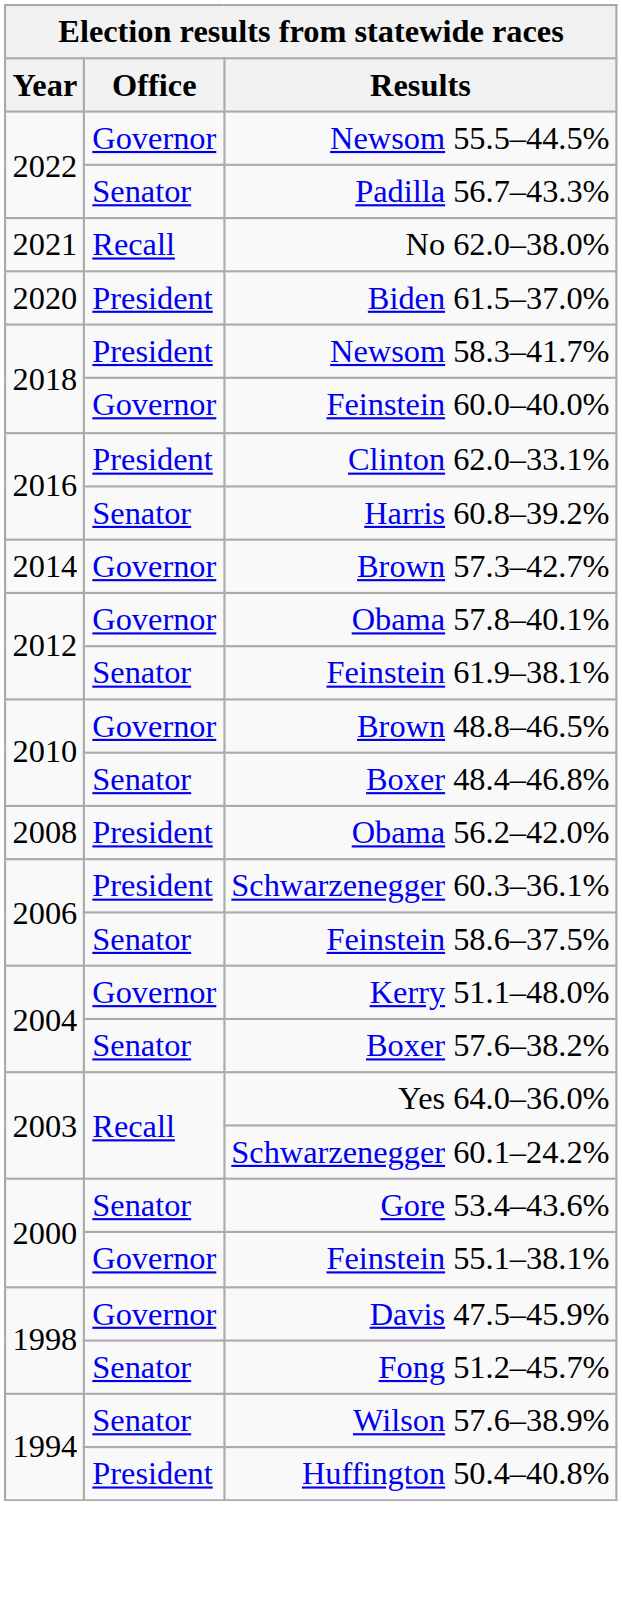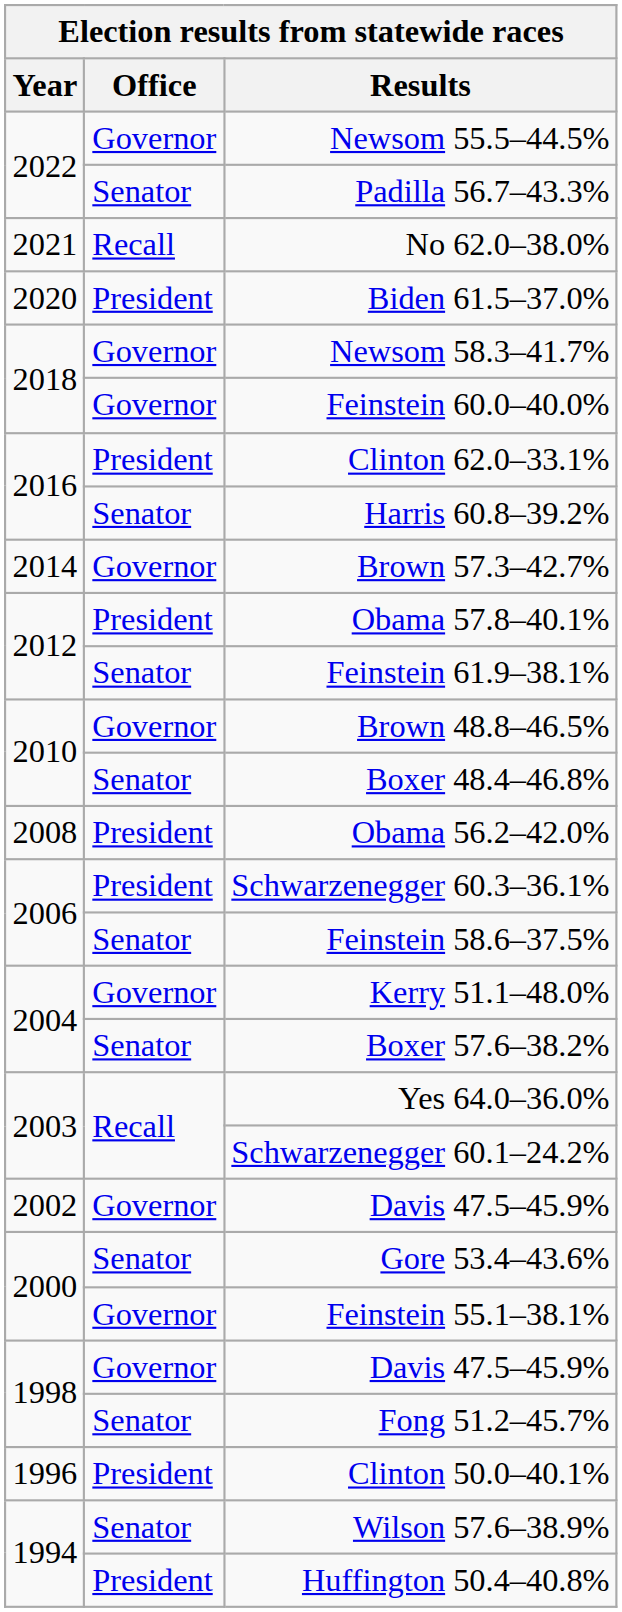(153, 351) President -> (154, 351) Governor
(154, 618) Governor -> (153, 618) President
+ row: (45, 1205)
+ row: (45, 1472)
